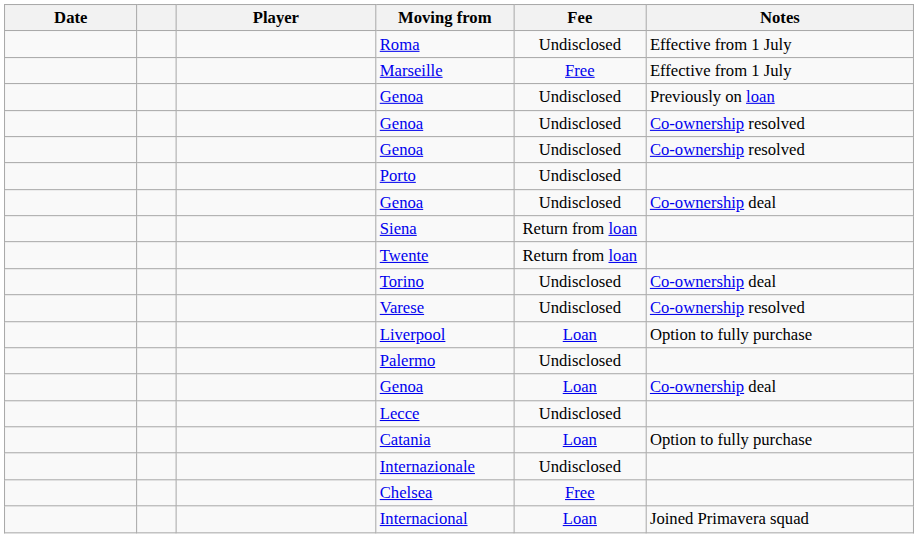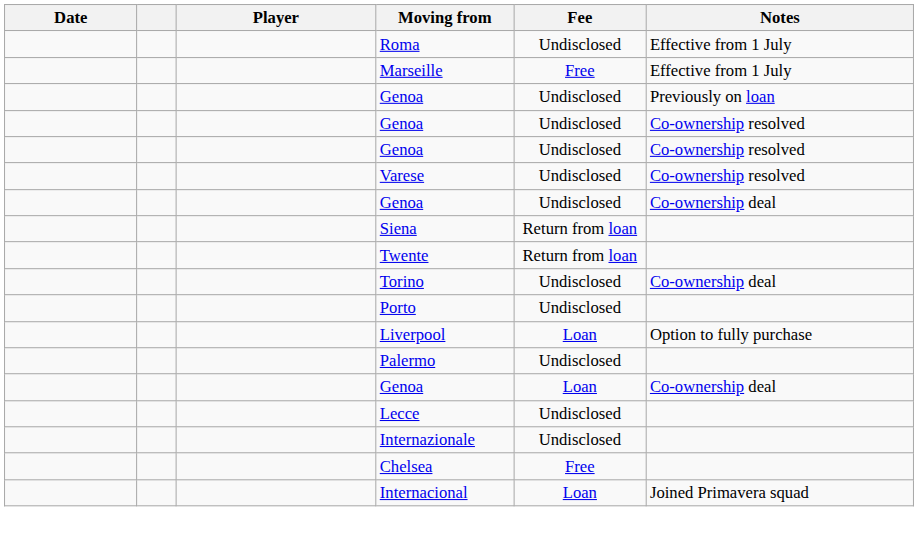rows swapped: (71, 308) <-> (71, 176)
- row: (71, 440)
